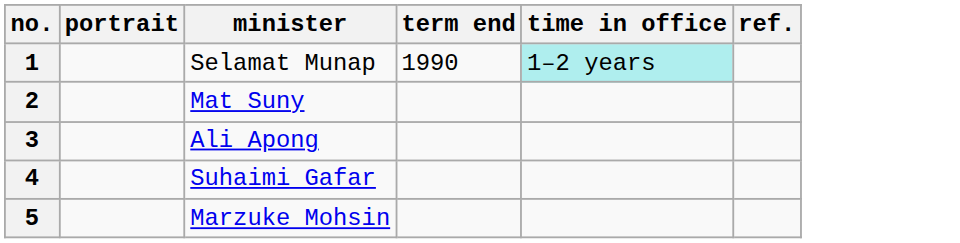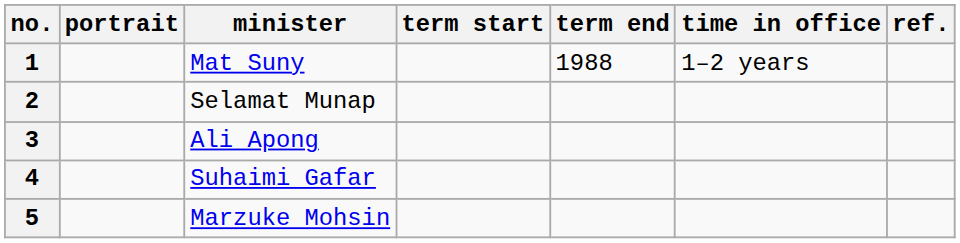+ column: (473, 24)
(283, 63) Selamat Munap -> (247, 63) Mat Suny
(430, 63) 1990 -> (584, 63) 1988
(591, 63) paleturquoise background -> (745, 63) no background
(247, 102) Mat Suny -> (283, 102) Selamat Munap
